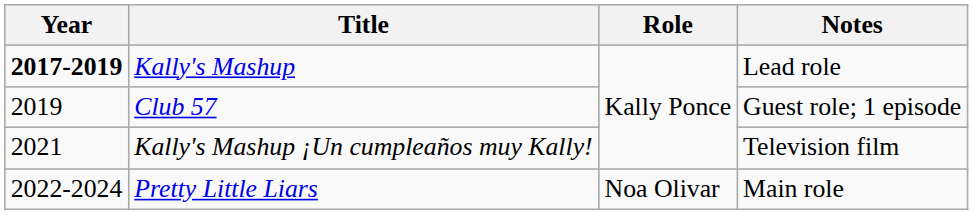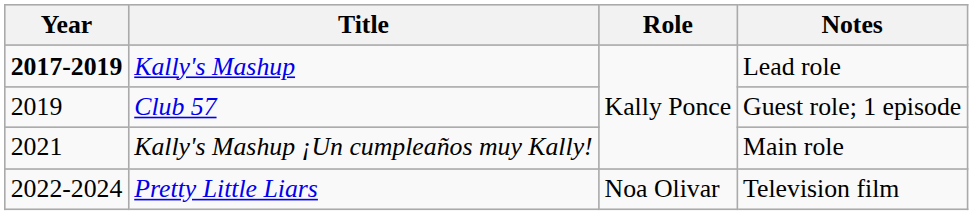(821, 147) Television film -> (793, 147) Main role
(793, 188) Main role -> (821, 188) Television film
